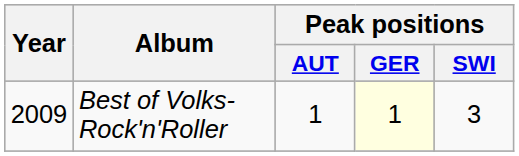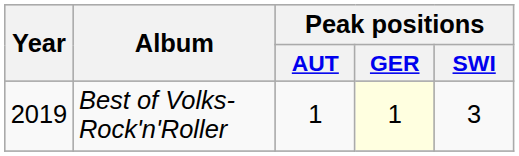(39, 115) 2009 -> (39, 115) 2019
